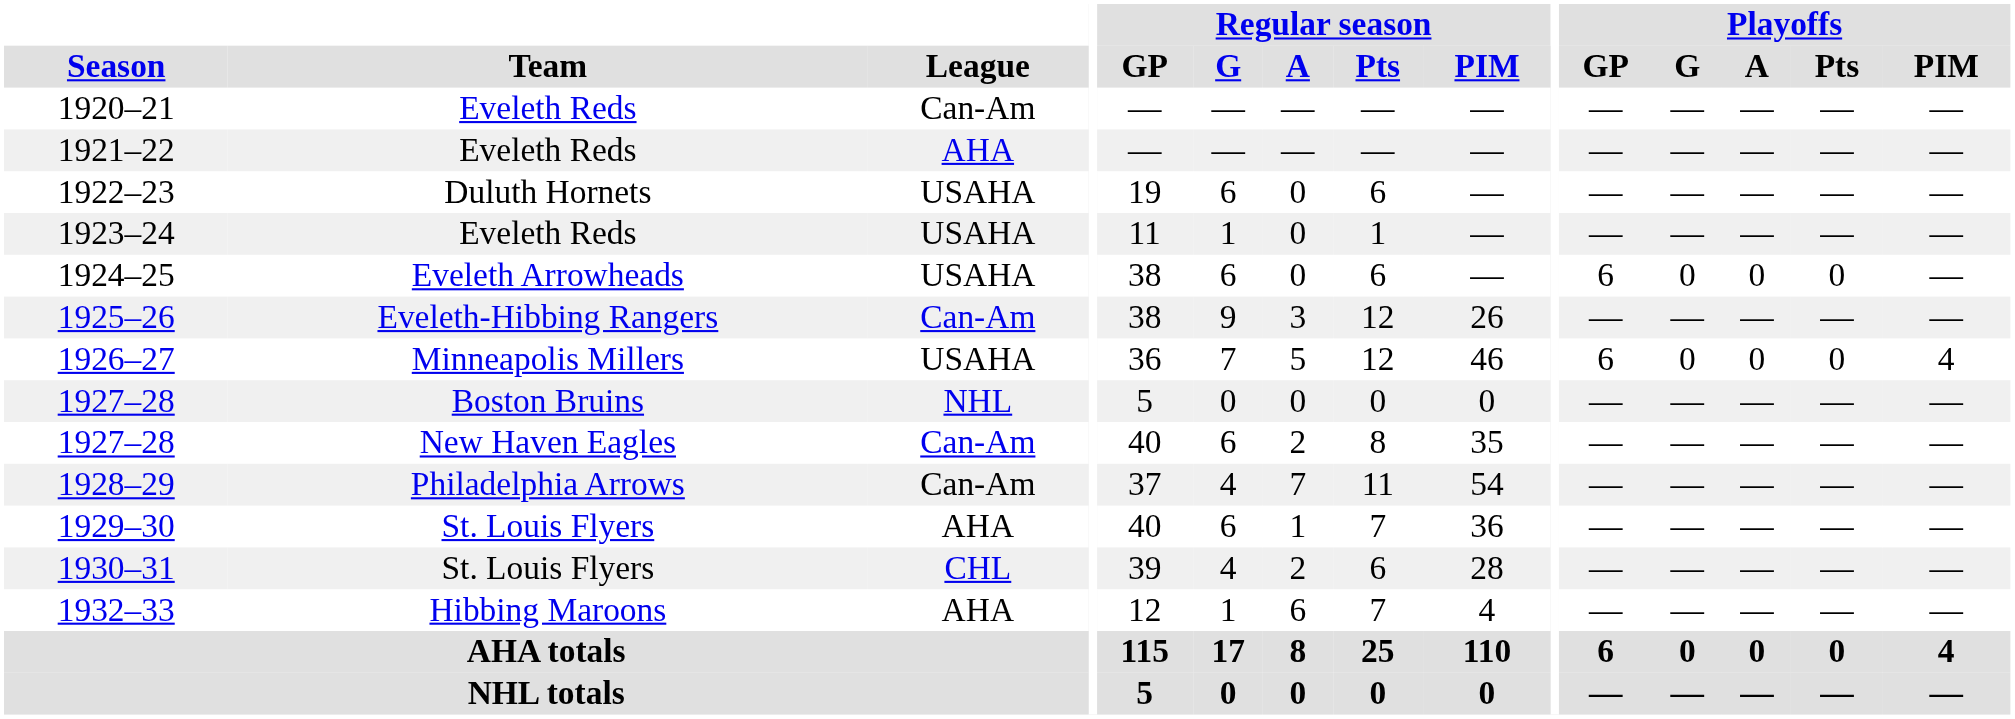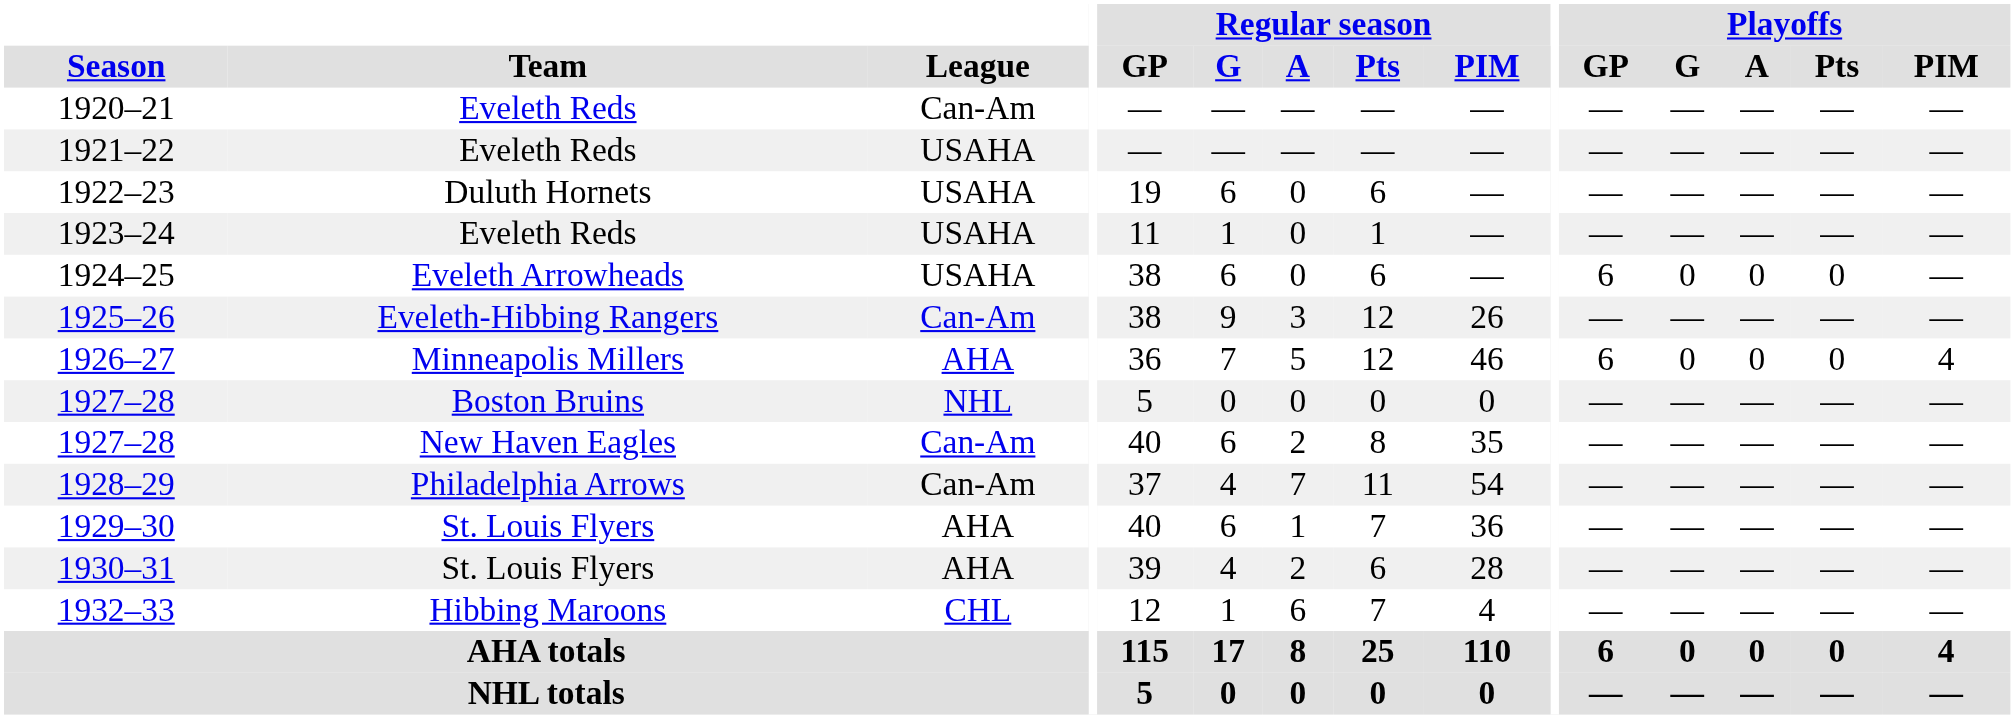(978, 149) AHA -> (978, 149) USAHA
(978, 358) USAHA -> (978, 358) AHA
(978, 567) CHL -> (978, 567) AHA
(978, 609) AHA -> (978, 609) CHL
